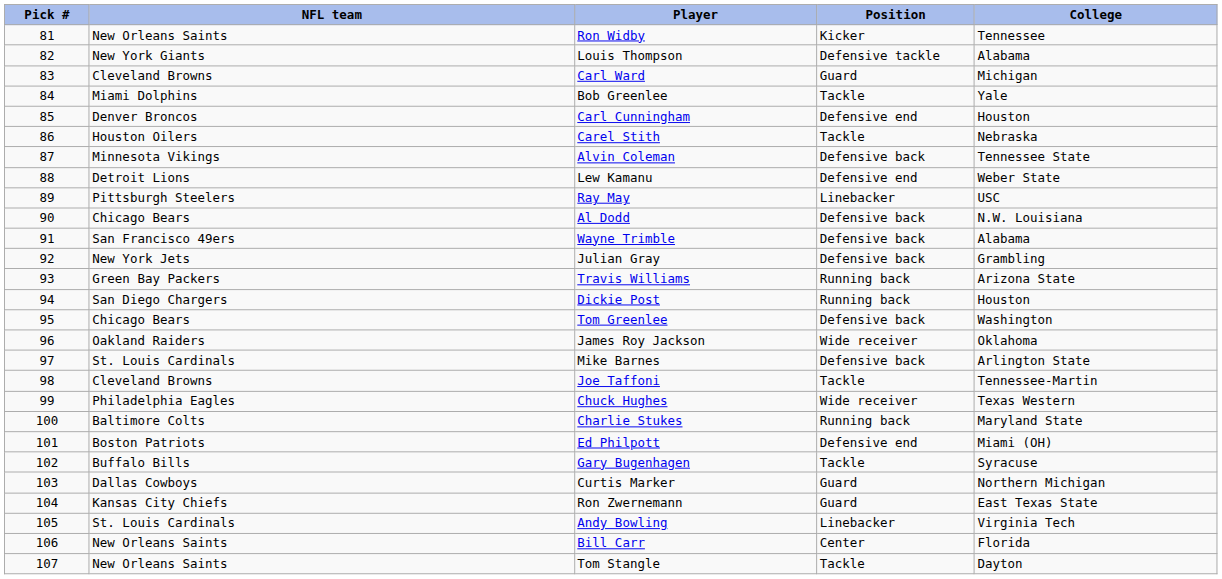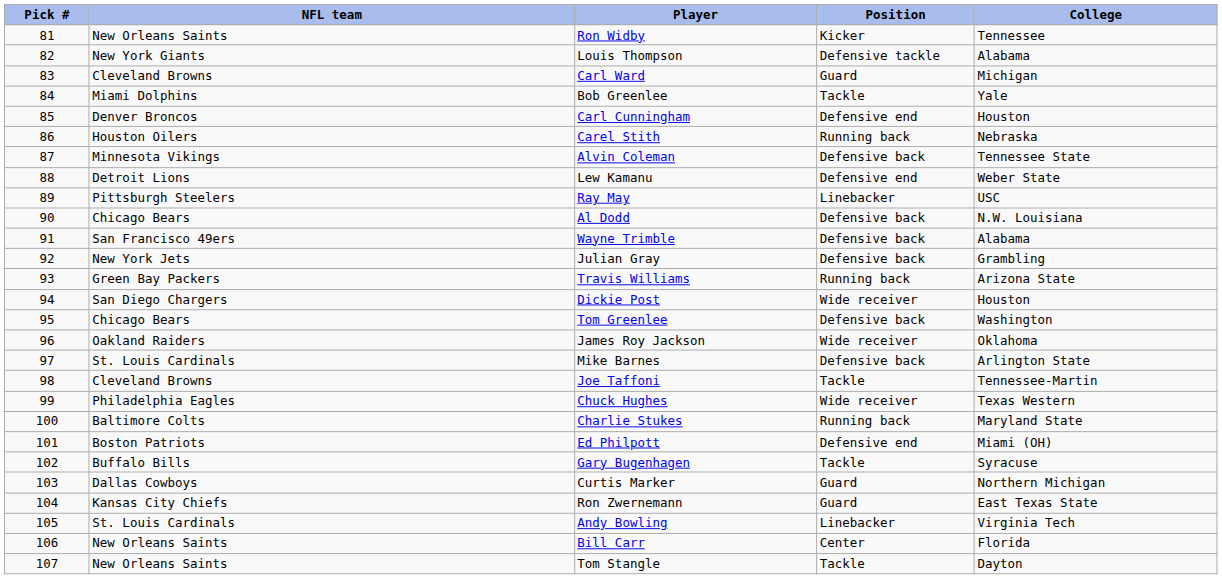(842, 137) Tackle -> (865, 137) Running back
(865, 299) Running back -> (869, 299) Wide receiver
